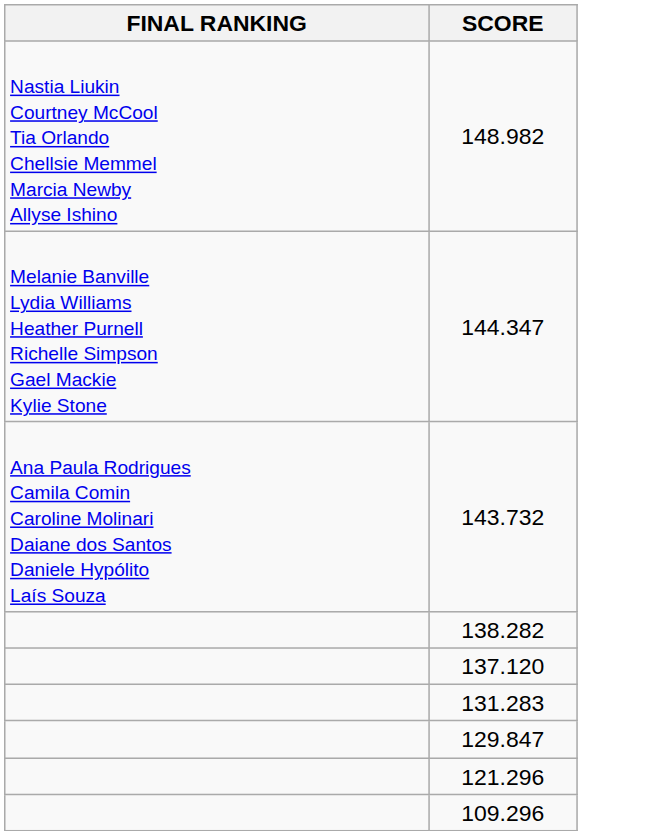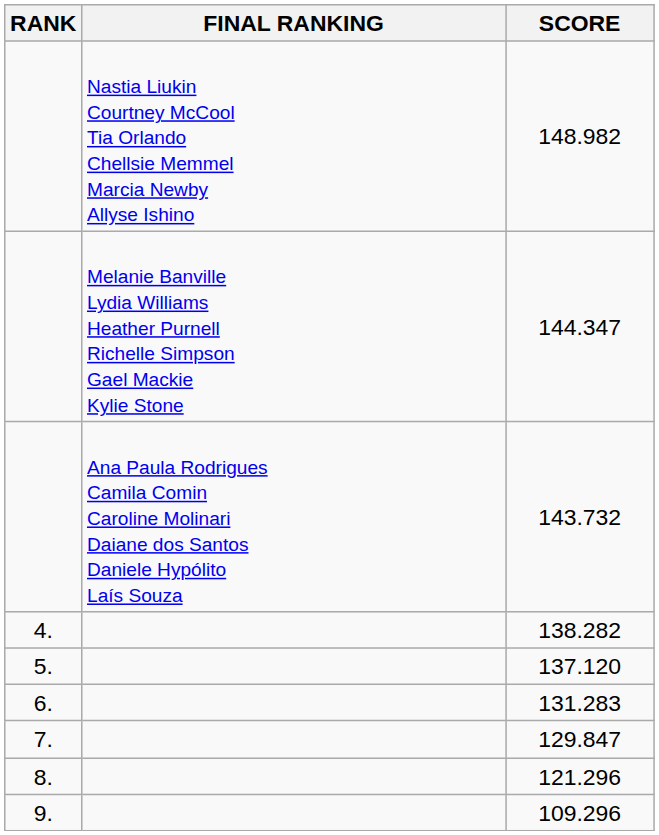+ column: (43, 23)
